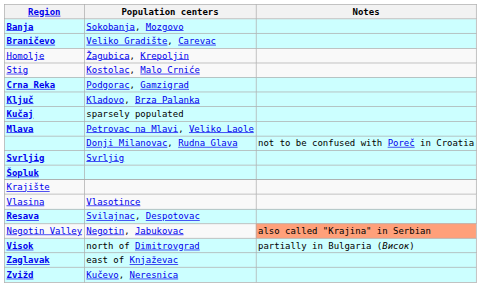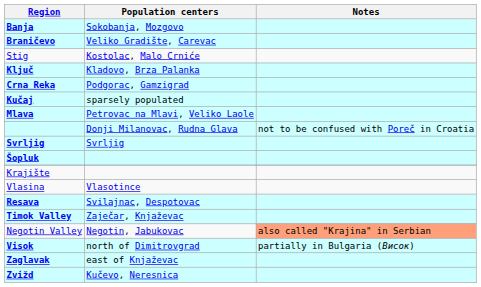- row: (25, 56)
rows swapped: (31, 85) <-> (20, 99)
+ row: (39, 216)
